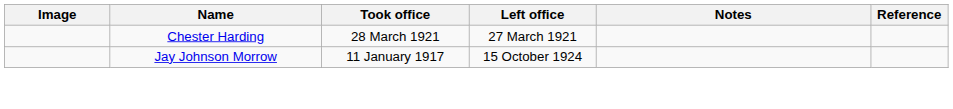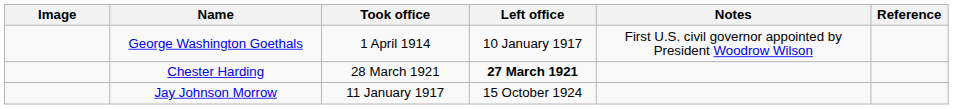+ row: (216, 43)
(533, 36) normal -> (533, 72) bold
